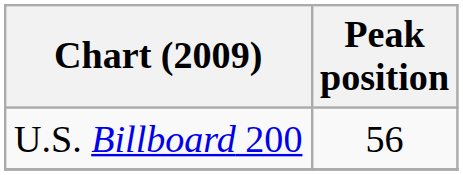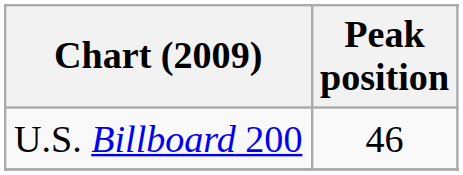(385, 137) 56 -> (385, 137) 46
